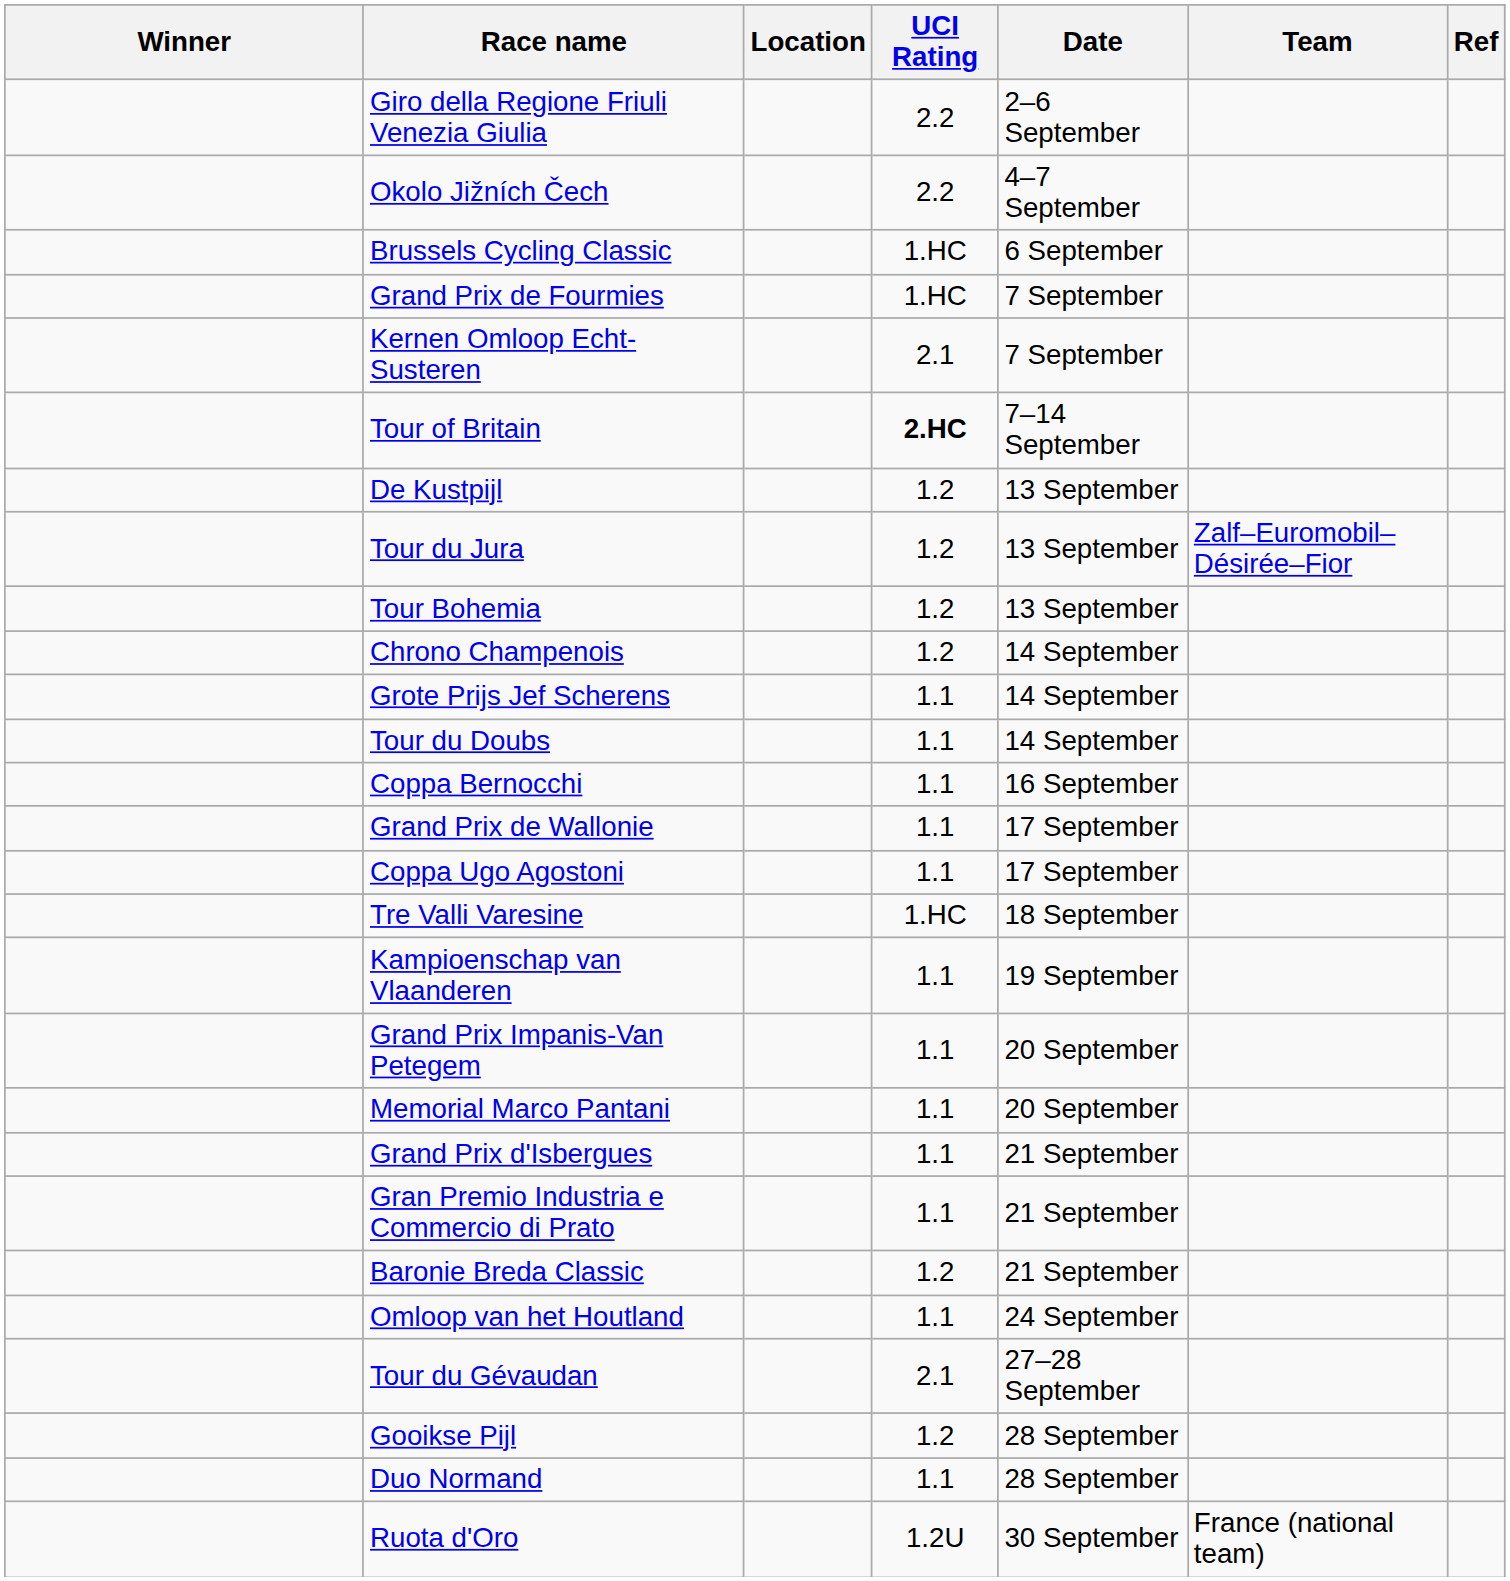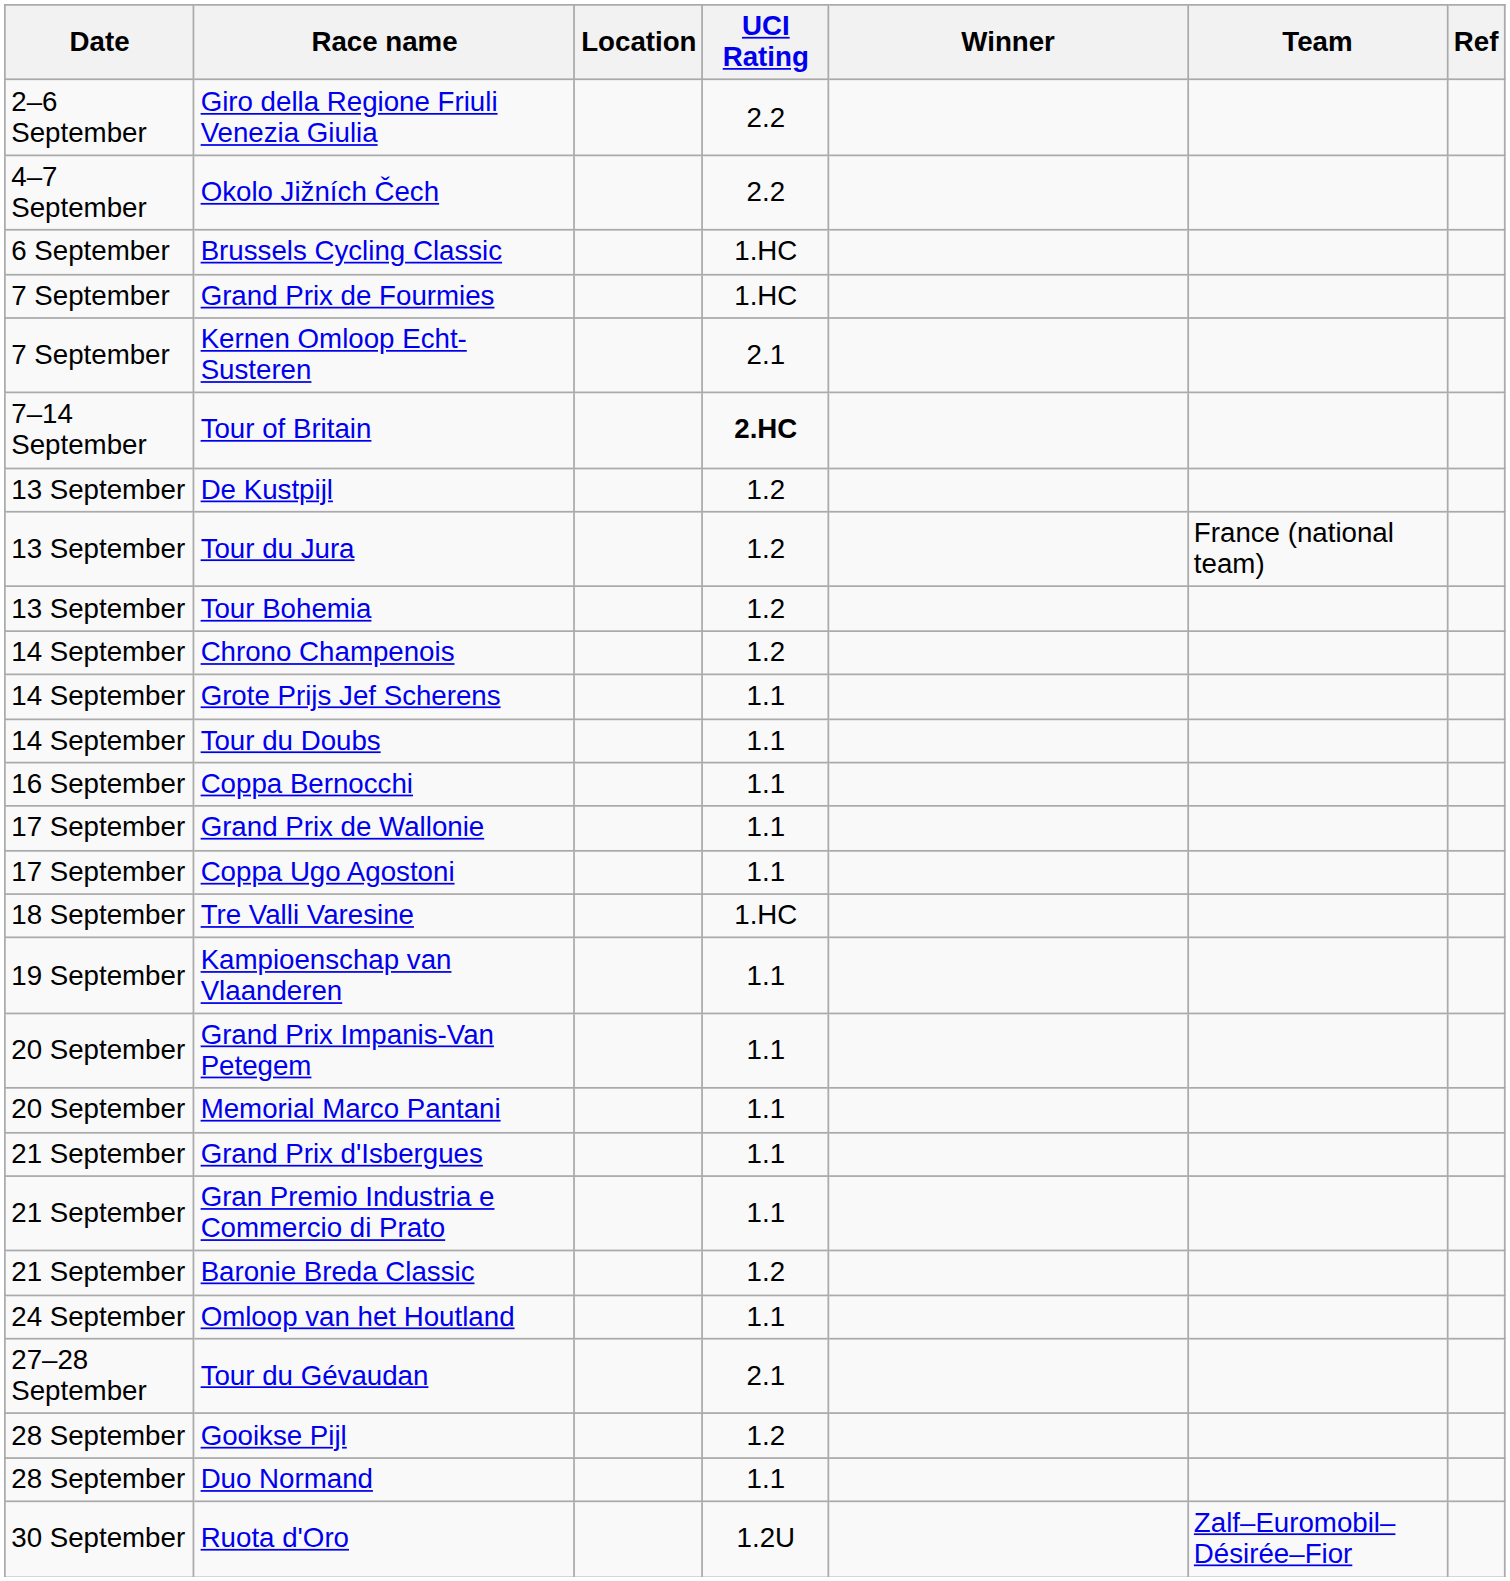columns swapped: (1093, 42) <-> (184, 42)
(1295, 548) Zalf–Euromobil–Désirée–Fior -> (1294, 548) France (national team)
(1294, 1538) France (national team) -> (1295, 1538) Zalf–Euromobil–Désirée–Fior
